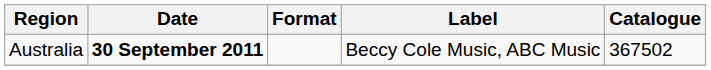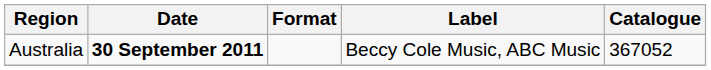(641, 49) 367502 -> (641, 49) 367052
